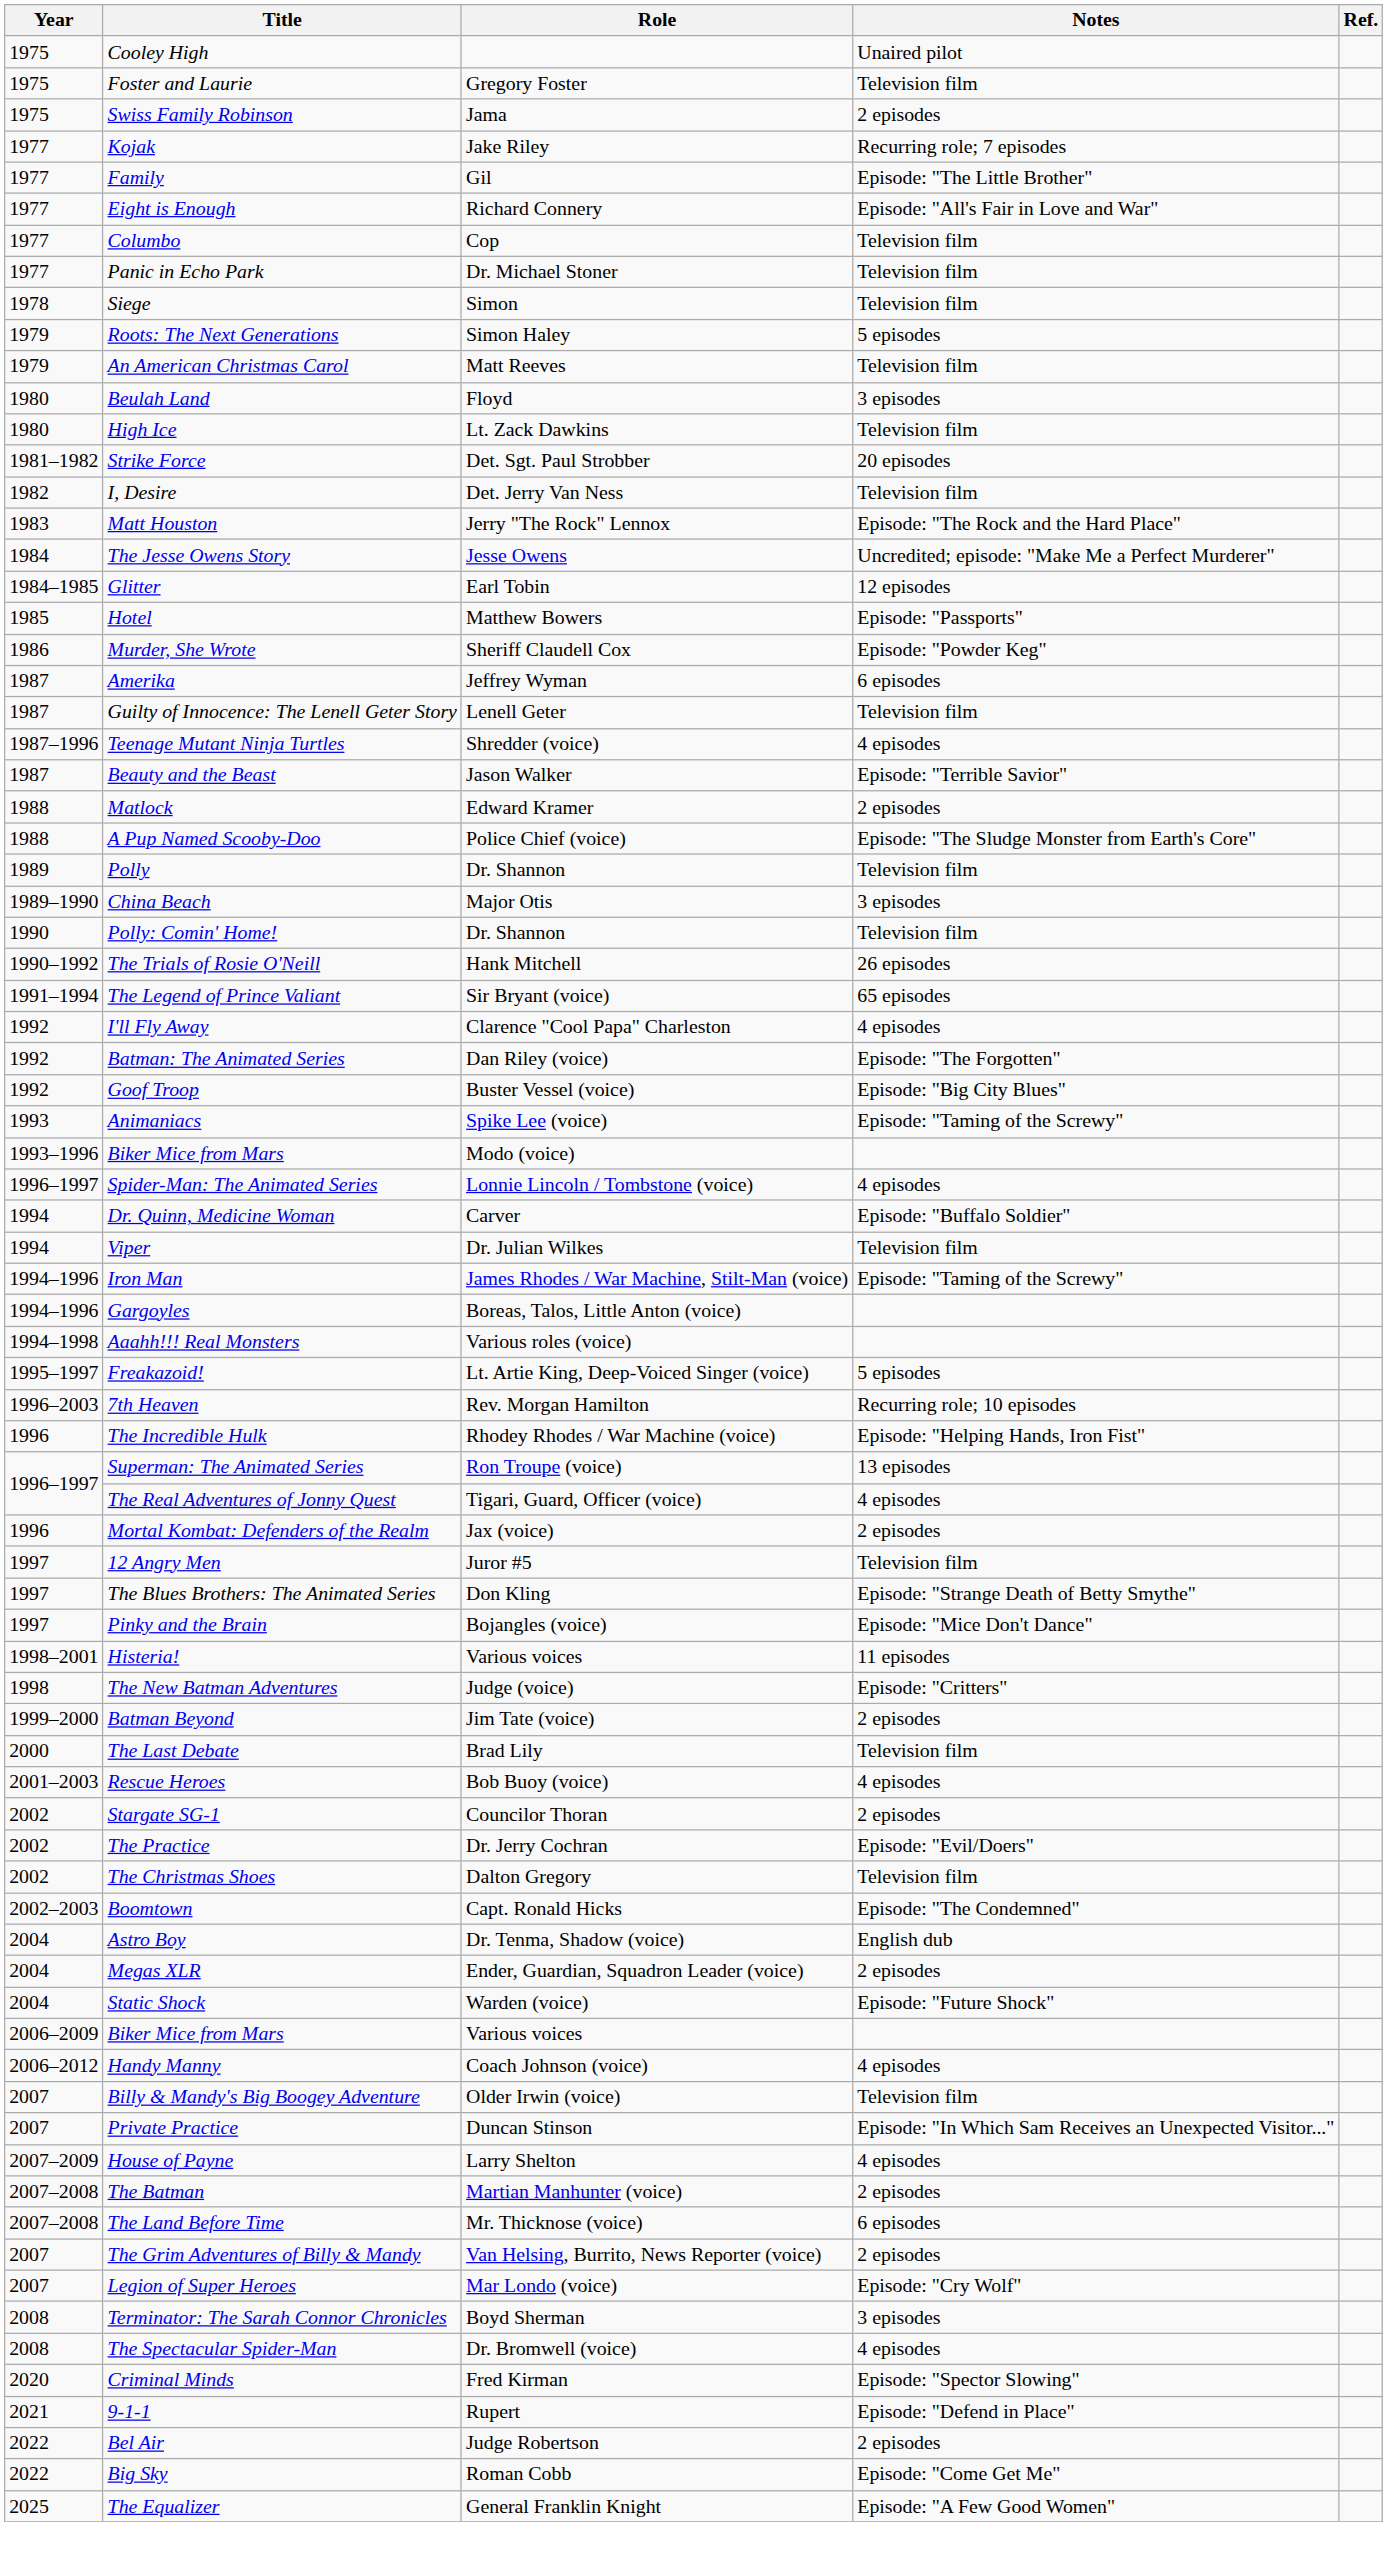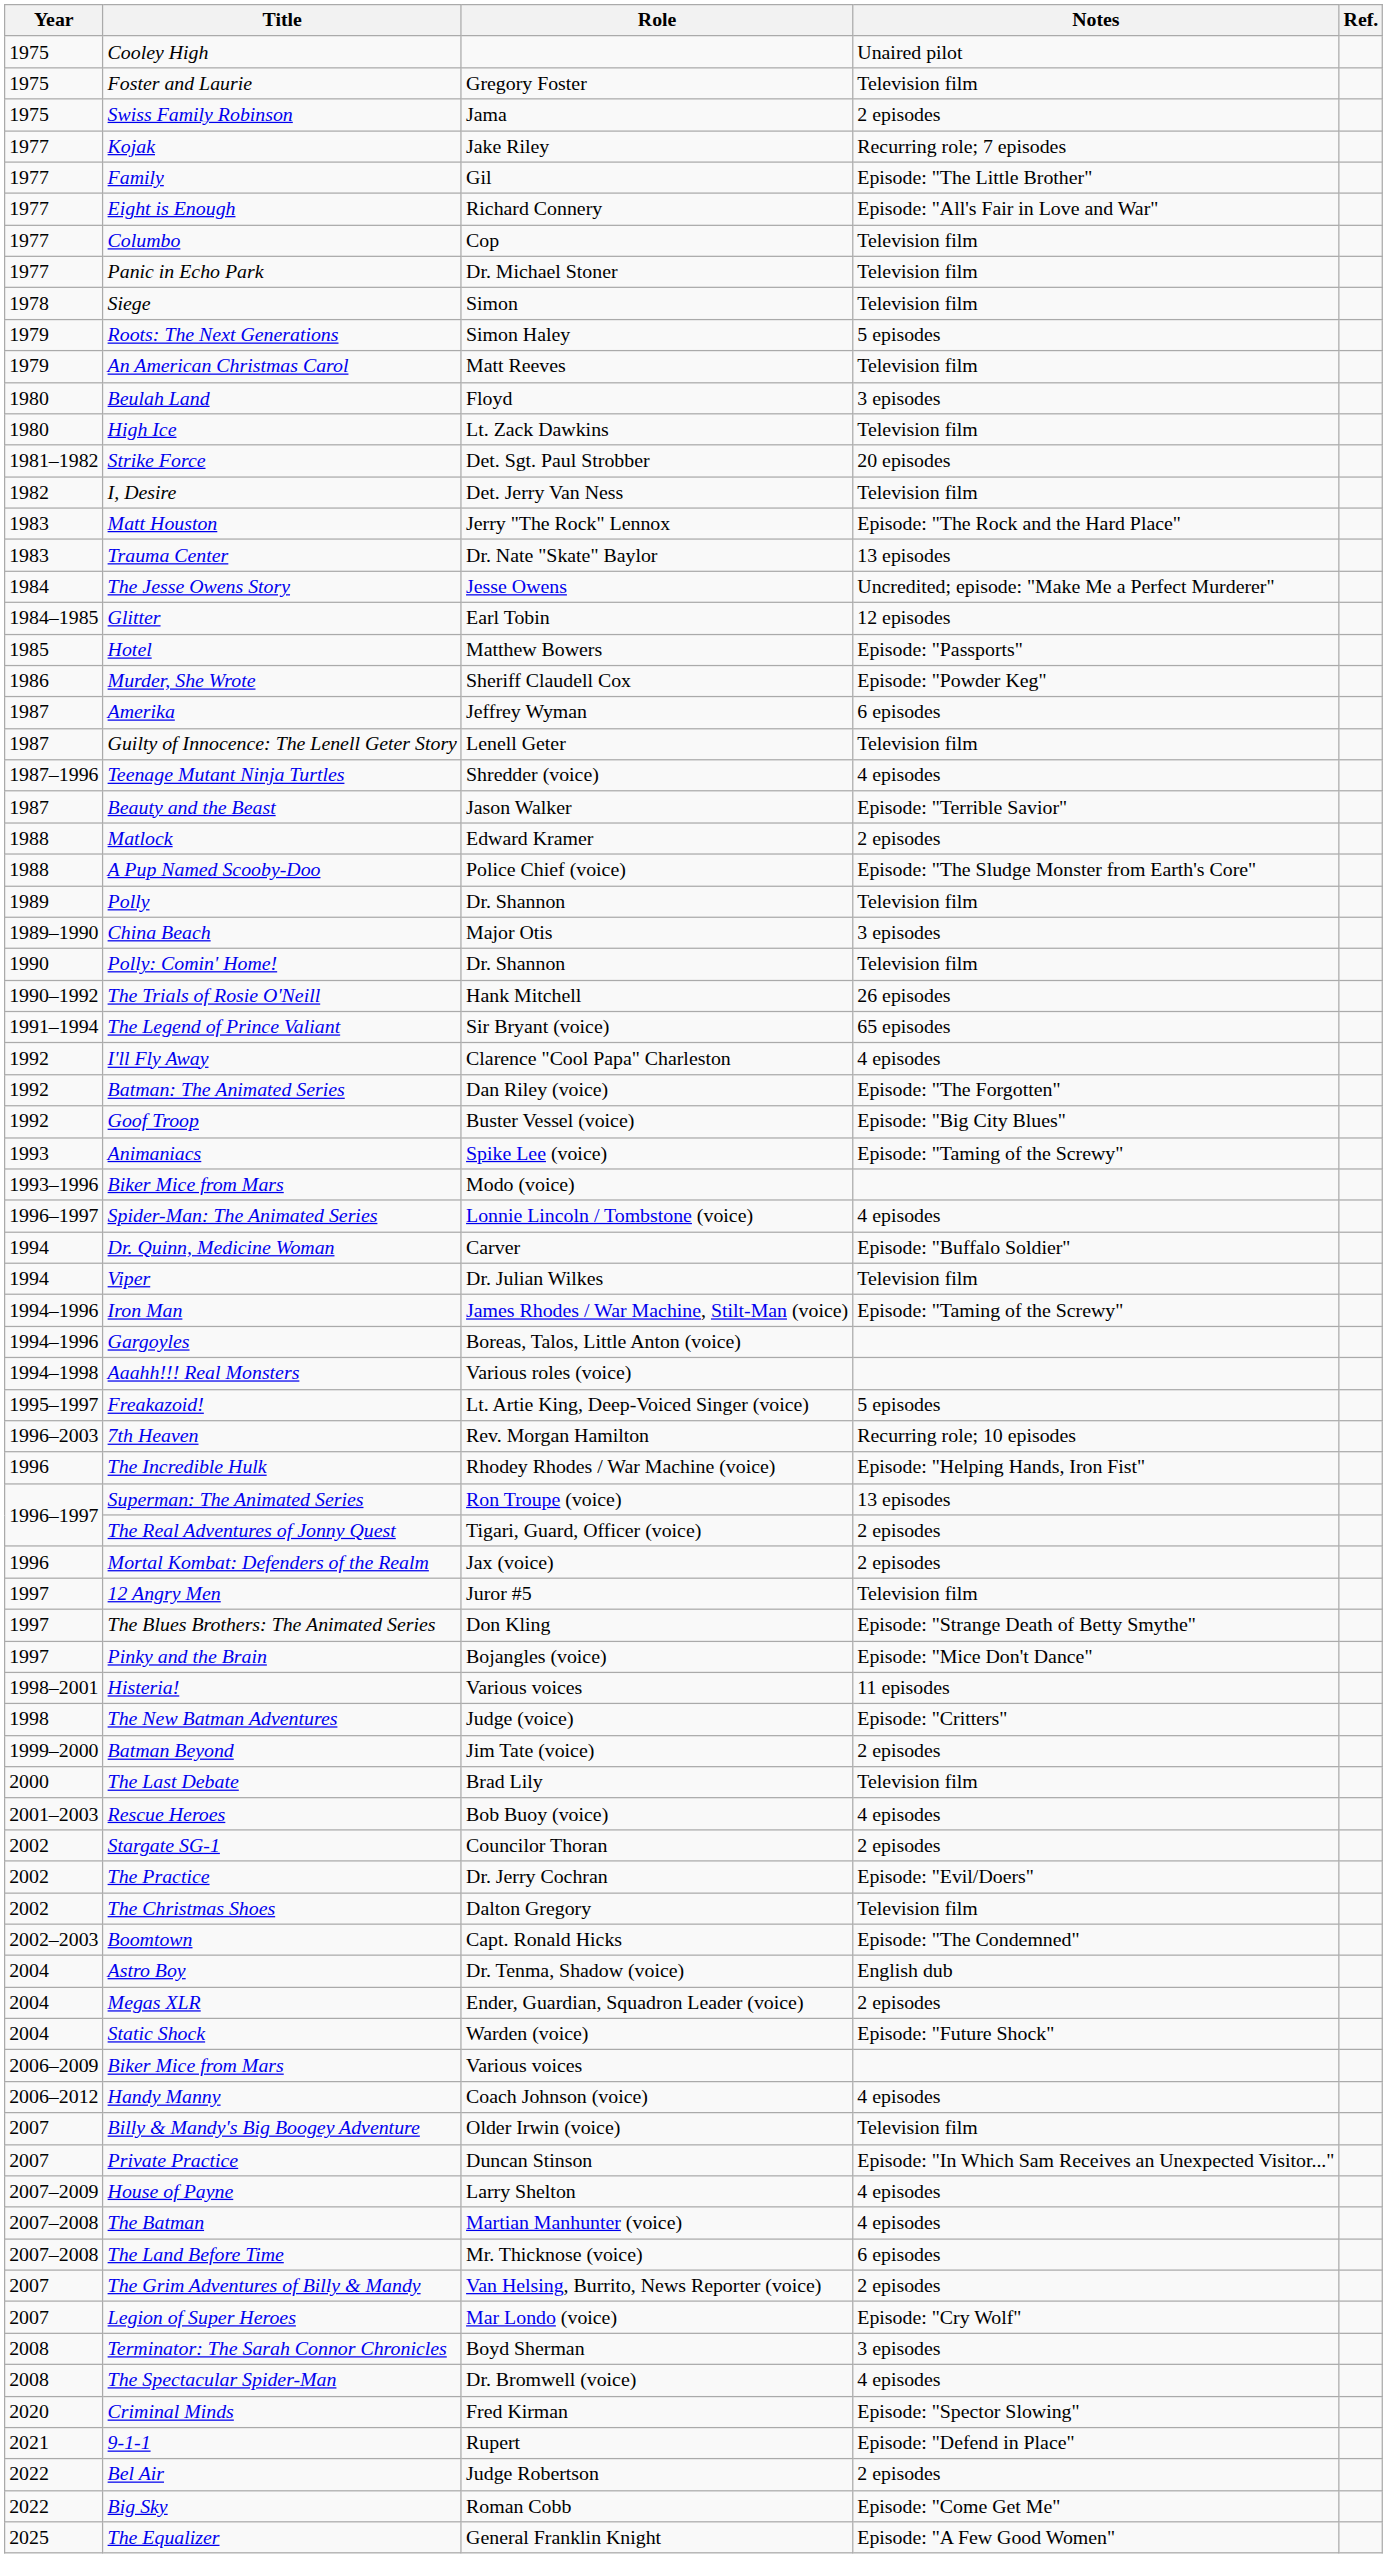+ row: (168, 555)
(899, 1499) 4 episodes -> (899, 1530) 2 episodes
(899, 2191) 2 episodes -> (899, 2222) 4 episodes
